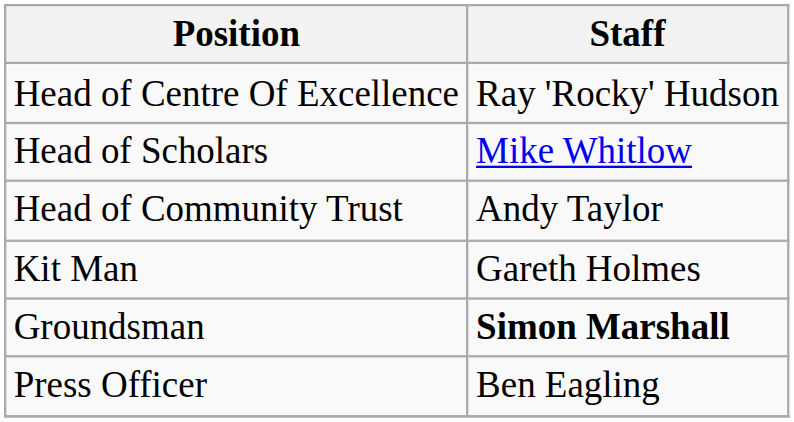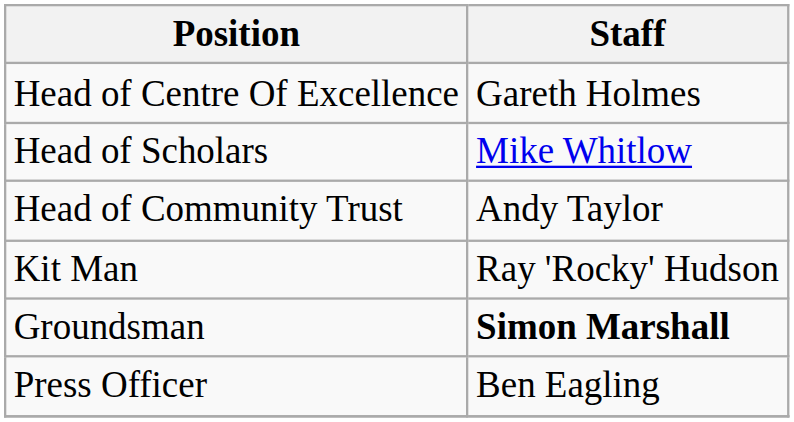(627, 92) Ray 'Rocky' Hudson -> (588, 92) Gareth Holmes
(588, 268) Gareth Holmes -> (627, 268) Ray 'Rocky' Hudson
